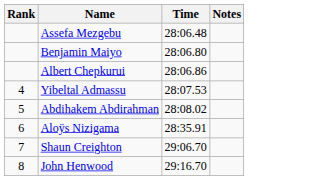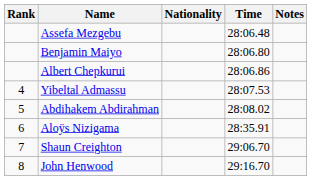+ column: (193, 14)
